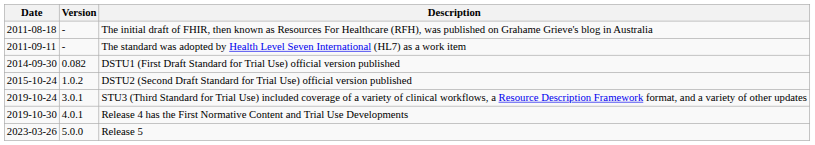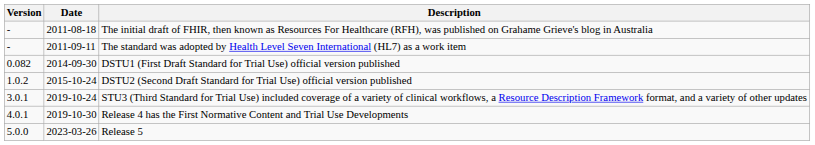columns swapped: (32, 13) <-> (79, 13)
